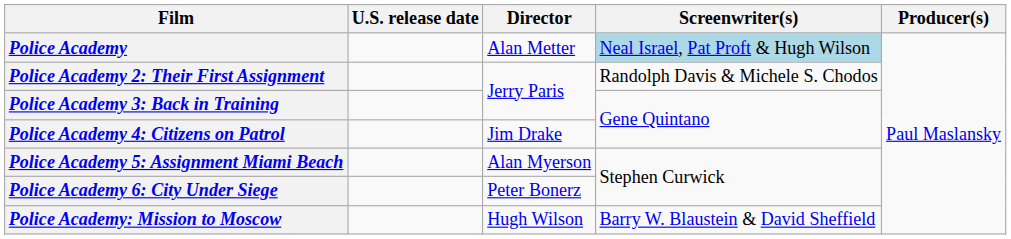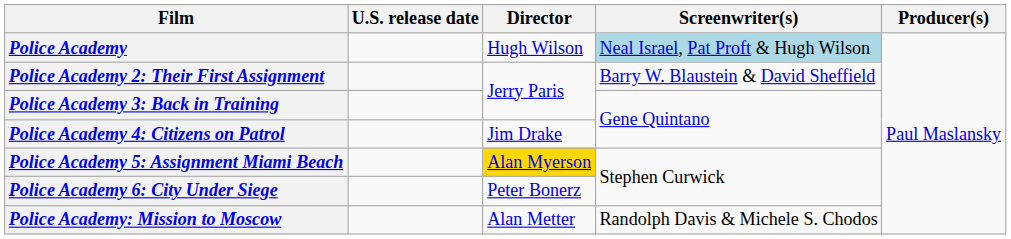(531, 47) Alan Metter -> (535, 47) Hugh Wilson
(739, 76) Randolph Davis & Michele S. Chodos -> (737, 76) Barry W. Blaustein & David Sheffield
(539, 162) no background -> (539, 162) gold background
(535, 219) Hugh Wilson -> (531, 219) Alan Metter
(737, 219) Barry W. Blaustein & David Sheffield -> (739, 219) Randolph Davis & Michele S. Chodos
